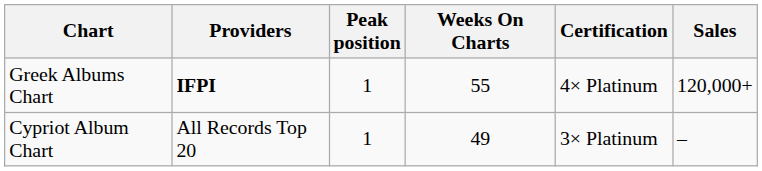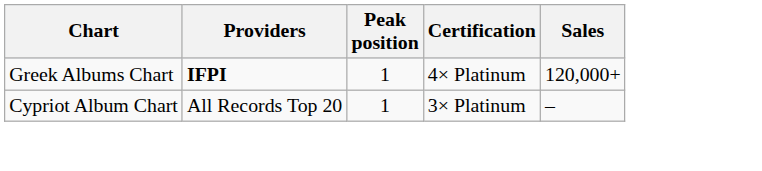- column: (480, 31)
